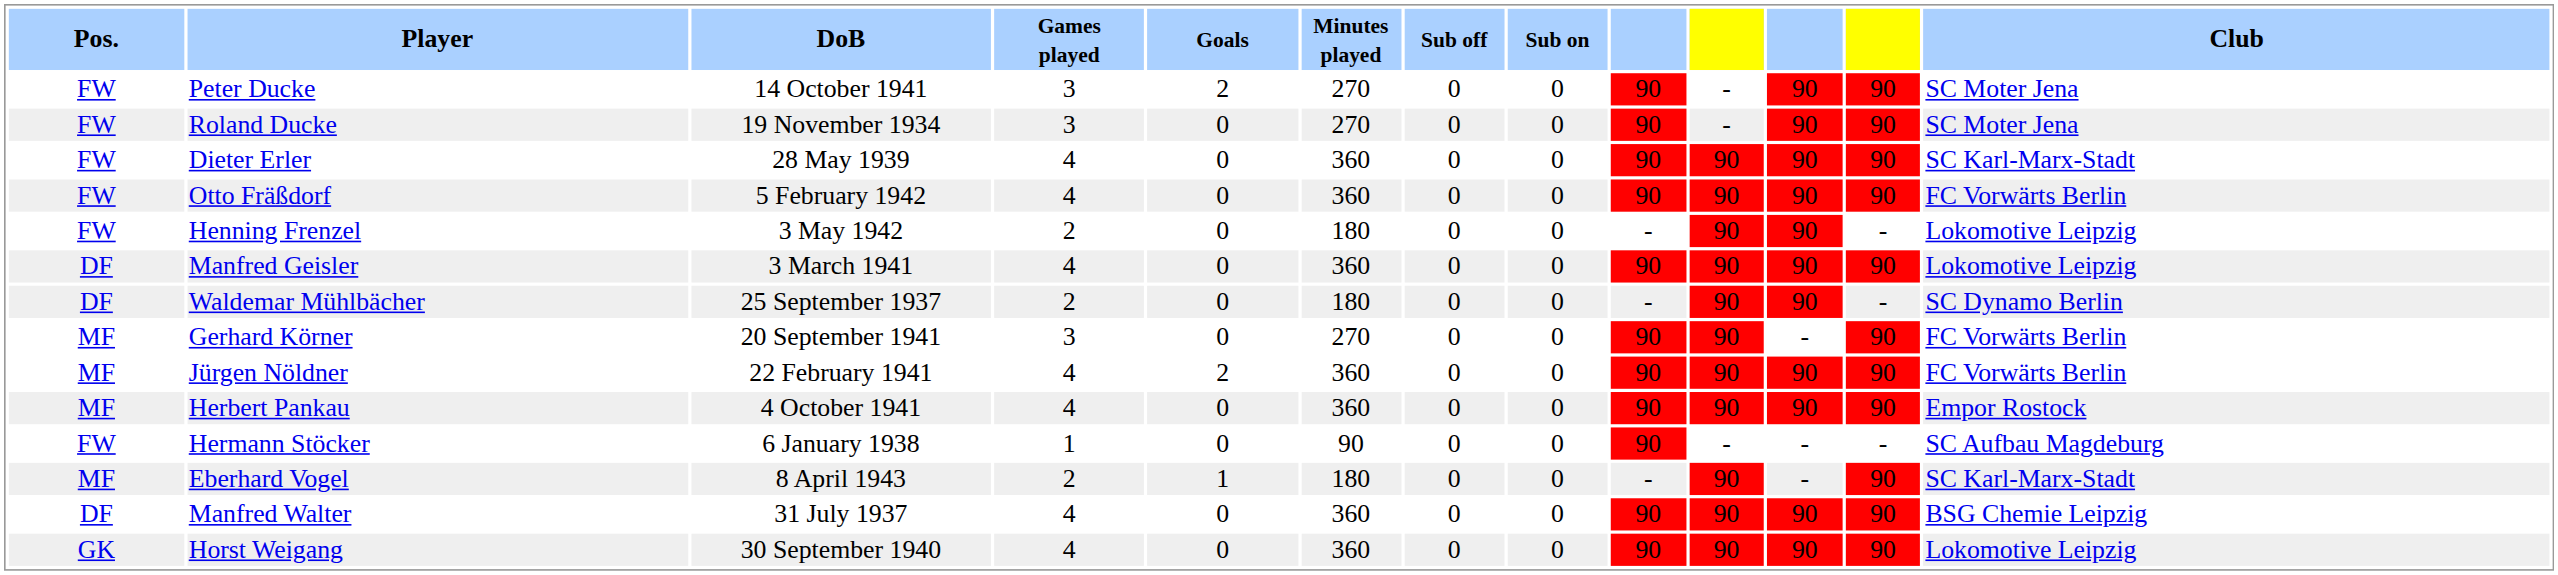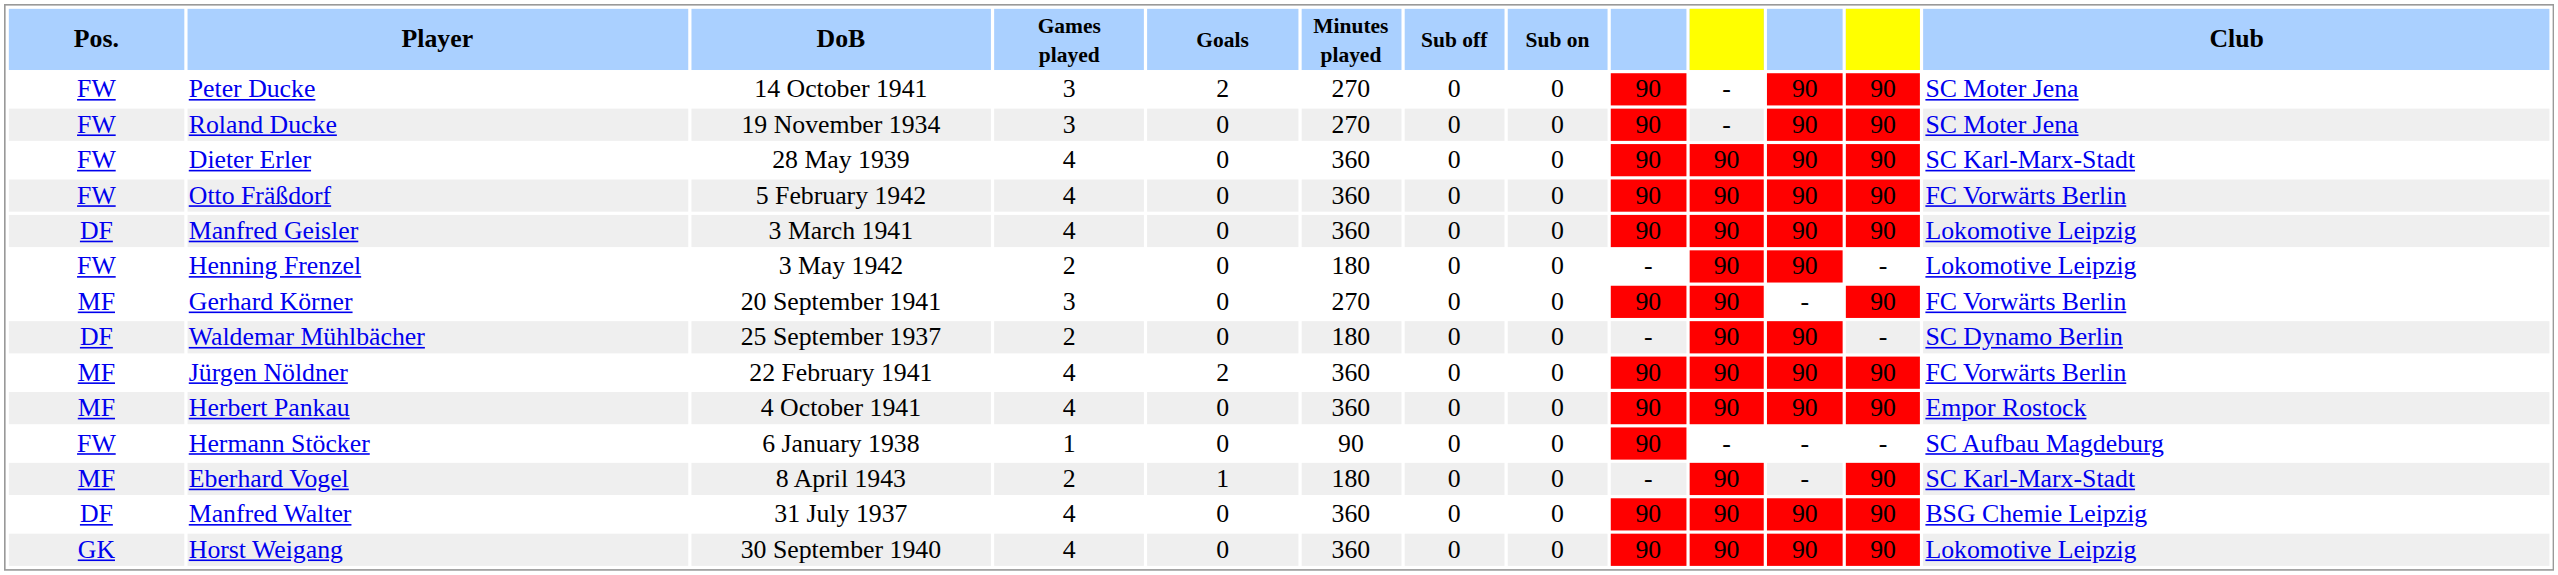rows swapped: (275, 230) <-> (274, 266)
rows swapped: (271, 336) <-> (307, 301)
